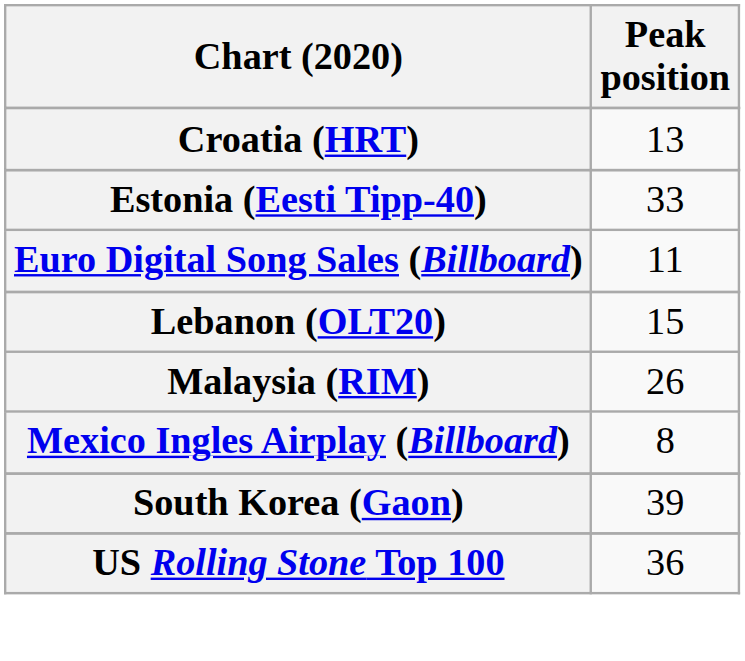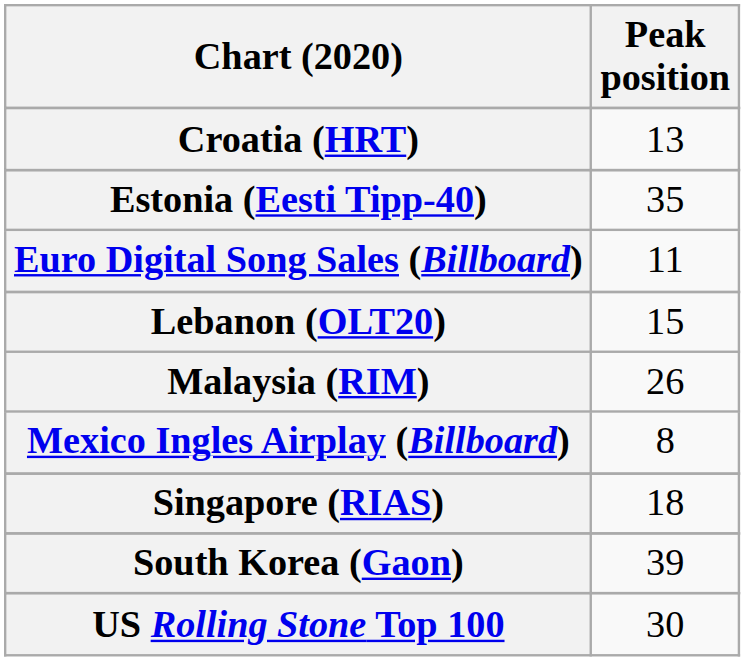(665, 199) 33 -> (665, 199) 35
+ row: (298, 502)
(665, 563) 36 -> (665, 623) 30
